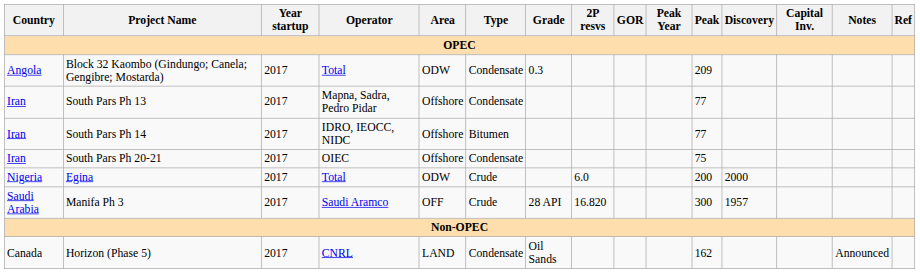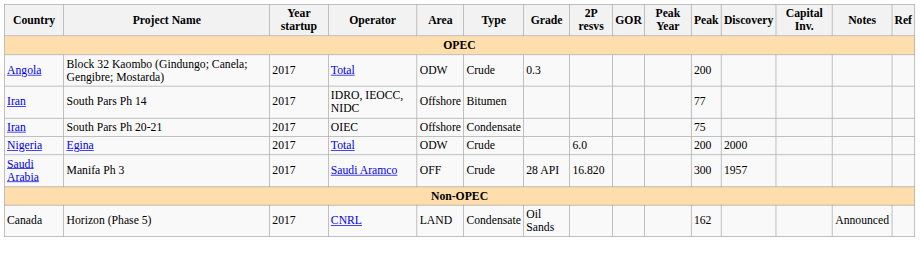(496, 70) Condensate -> (481, 70) Crude
(703, 70) 209 -> (703, 70) 200
- row: (106, 102)
